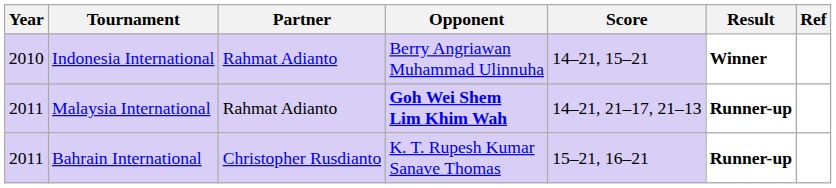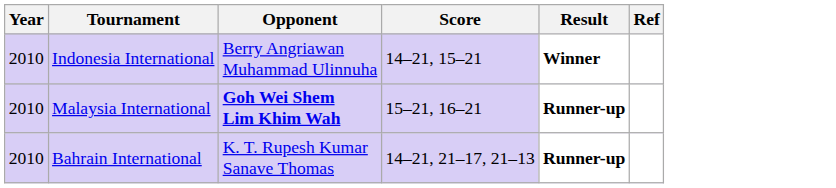- column: (302, 19)
(26, 108) 2011 -> (26, 108) 2010
(627, 108) 14–21, 21–17, 21–13 -> (434, 108) 15–21, 16–21
(26, 158) 2011 -> (26, 158) 2010
(601, 158) 15–21, 16–21 -> (460, 158) 14–21, 21–17, 21–13
